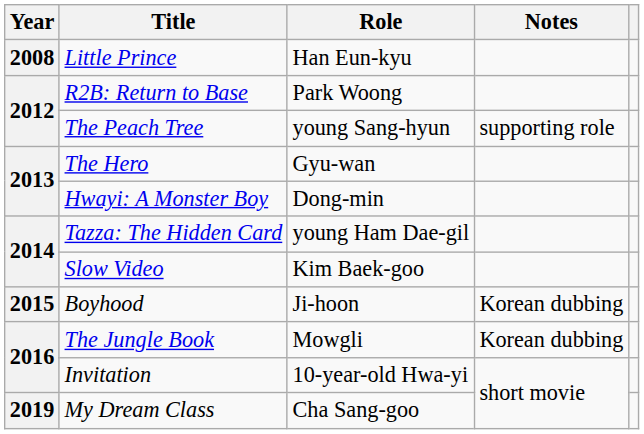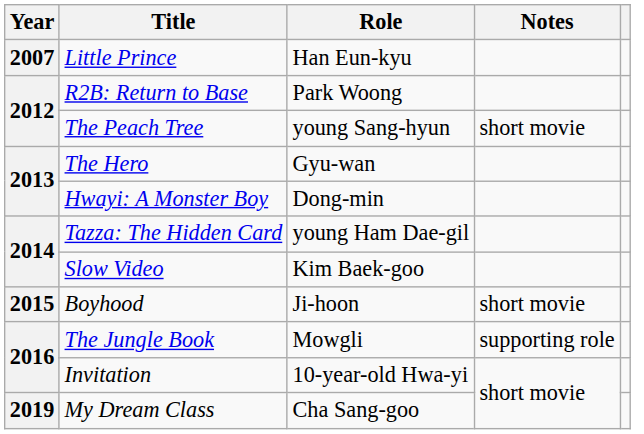(32, 57) 2008 -> (32, 57) 2007
(547, 127) supporting role -> (532, 127) short movie
(551, 304) Korean dubbing -> (532, 304) short movie
(551, 339) Korean dubbing -> (547, 339) supporting role
